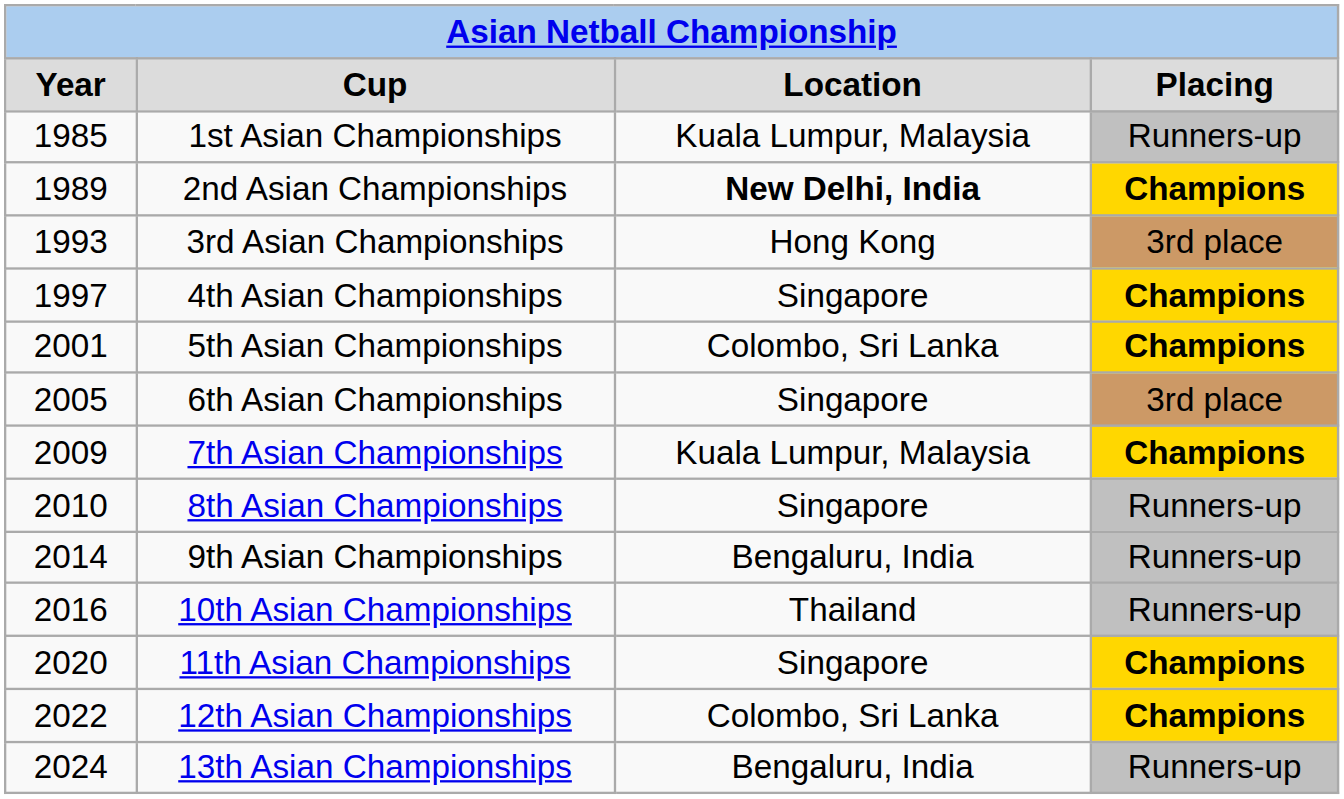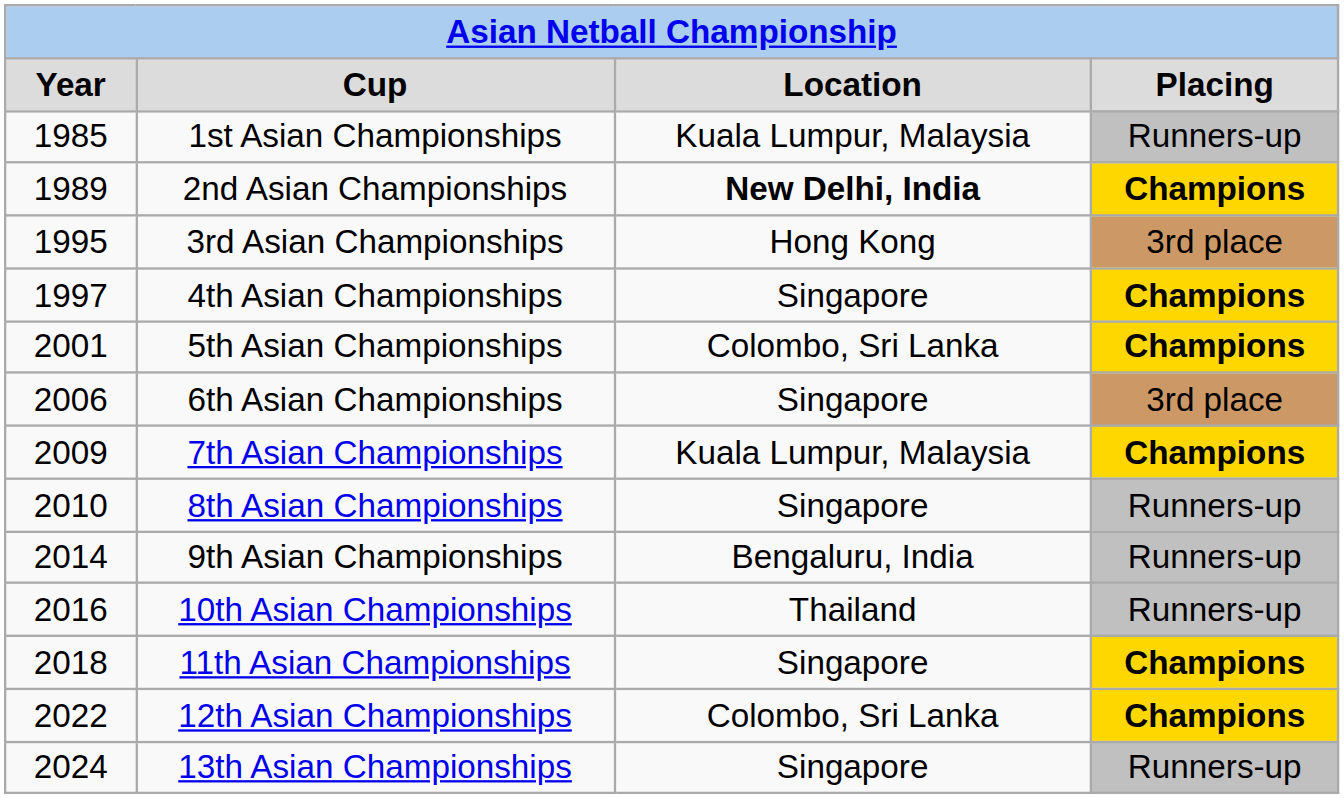(71, 242) 1993 -> (71, 242) 1995
(71, 400) 2005 -> (71, 400) 2006
(71, 662) 2020 -> (71, 662) 2018
(853, 768) Bengaluru, India -> (853, 768) Singapore
